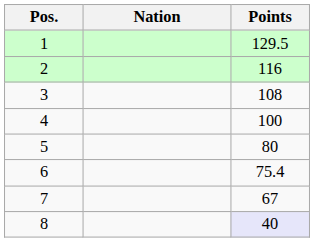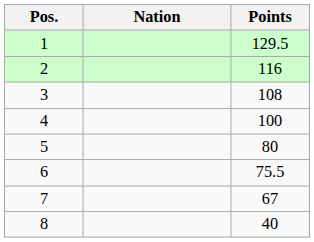(270, 172) 75.4 -> (270, 172) 75.5
(270, 224) lavender background -> (270, 224) no background
